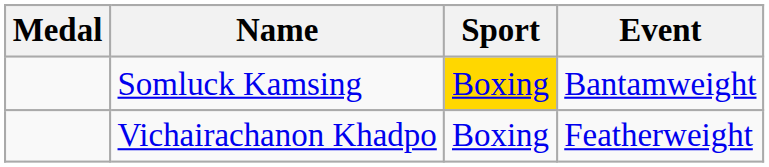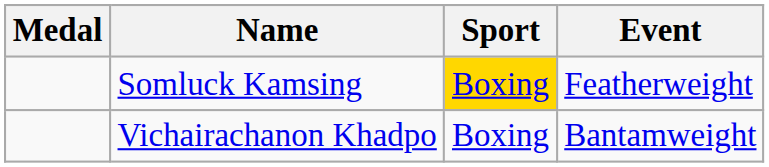(660, 82) Bantamweight -> (659, 82) Featherweight
(659, 135) Featherweight -> (660, 135) Bantamweight
